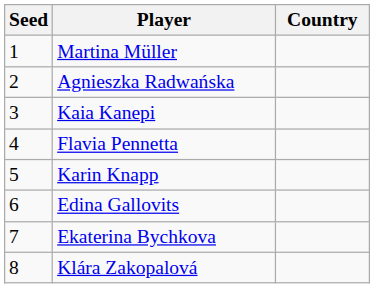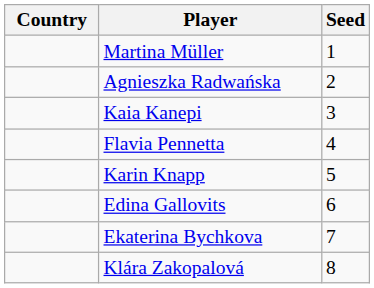columns swapped: (322, 19) <-> (29, 19)
